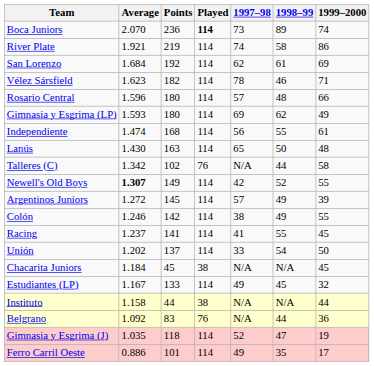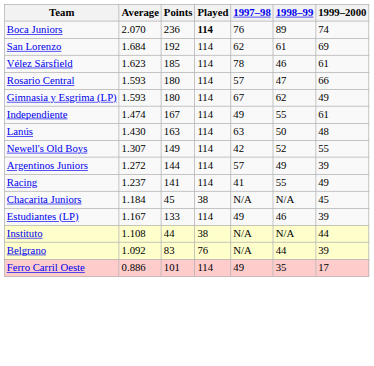(239, 30) 73 -> (239, 30) 76
- row: (31, 47)
(172, 81) 182 -> (172, 64) 185
(324, 81) 71 -> (324, 64) 61
(134, 98) 1.596 -> (134, 81) 1.593
(281, 98) 48 -> (281, 81) 47
(239, 115) 69 -> (239, 98) 67
(172, 132) 168 -> (172, 115) 167
(239, 132) 56 -> (239, 115) 49
(239, 149) 65 -> (239, 132) 63
- row: (32, 166)
(134, 183) bold -> (134, 149) normal
(172, 200) 145 -> (172, 166) 144
- row: (20, 217)
(324, 234) 45 -> (324, 183) 49
- row: (20, 251)
(281, 285) 45 -> (281, 217) 46
(324, 285) 32 -> (324, 217) 39
(134, 302) 1.158 -> (134, 234) 1.108
(324, 319) 36 -> (324, 251) 39
- row: (58, 336)
